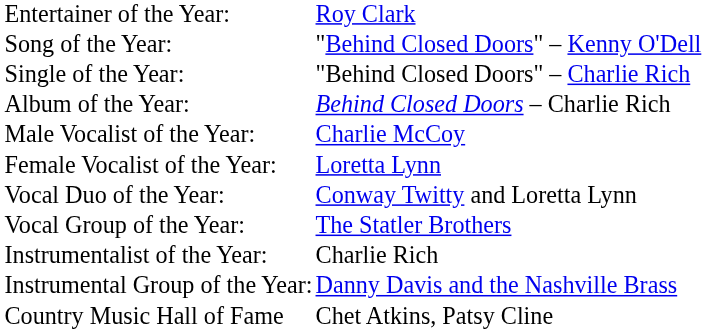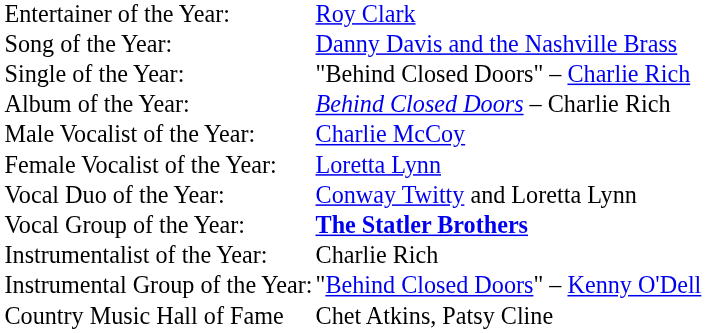(508, 44) "Behind Closed Doors" – Kenny O'Dell -> (496, 44) Danny Davis and the Nashville Brass
(413, 225) normal -> (422, 225) bold
(496, 285) Danny Davis and the Nashville Brass -> (508, 285) "Behind Closed Doors" – Kenny O'Dell
